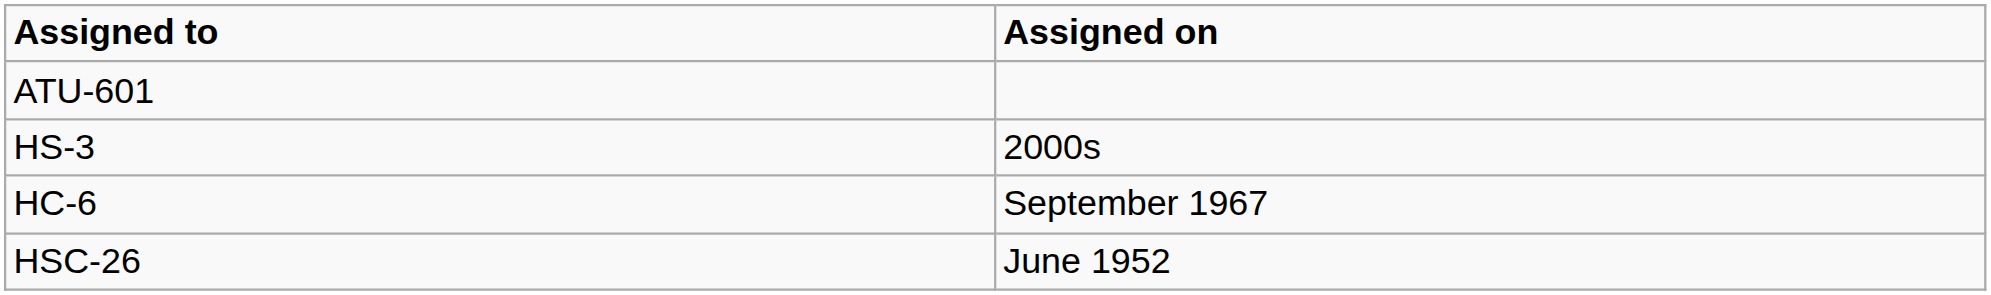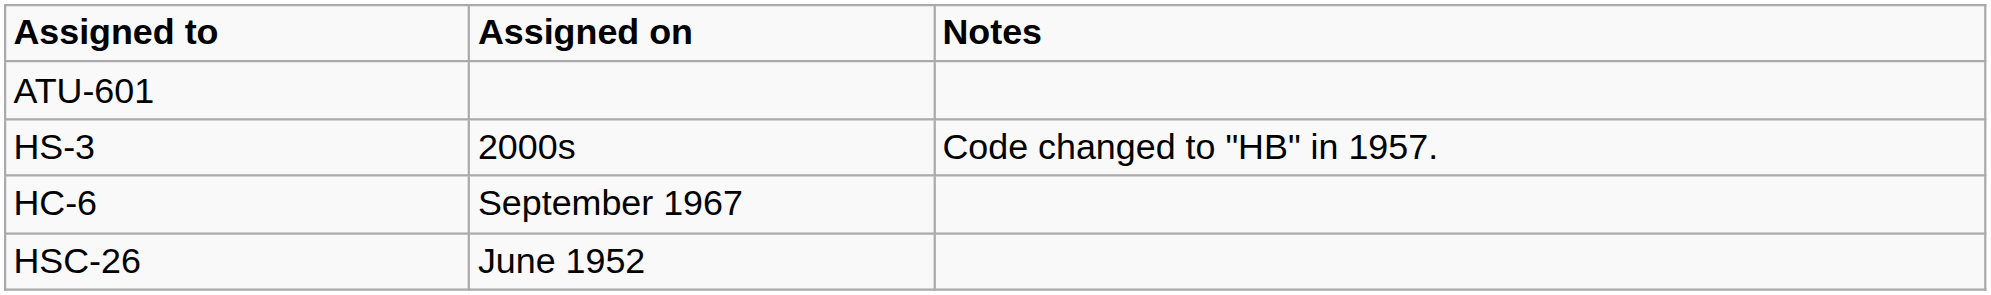+ column: (992, 32)
